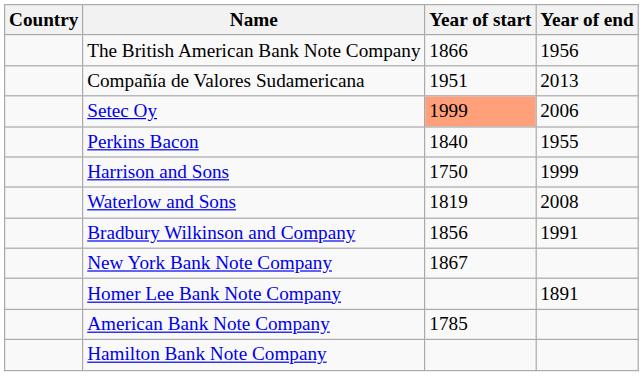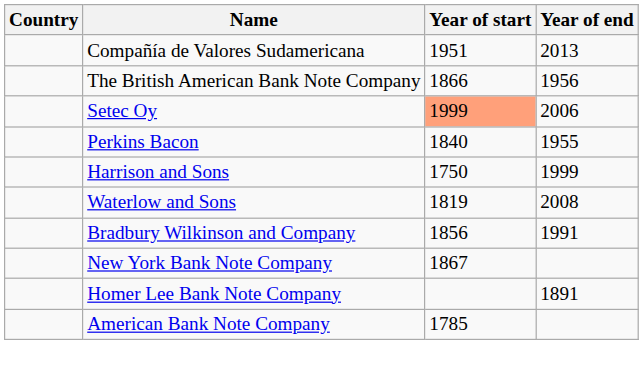rows swapped: (226, 80) <-> (254, 50)
- row: (207, 354)
